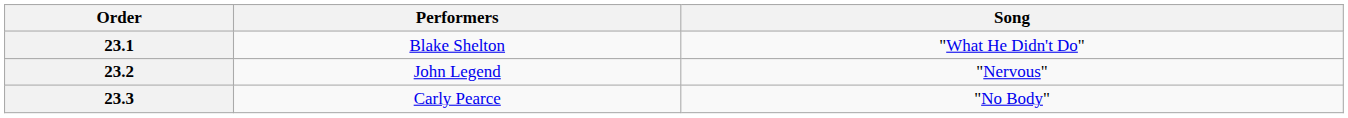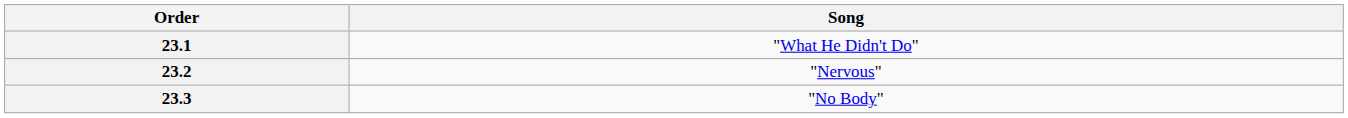- column: (457, 17)
